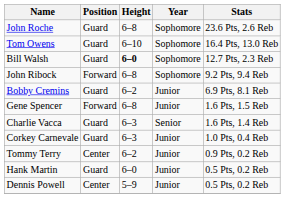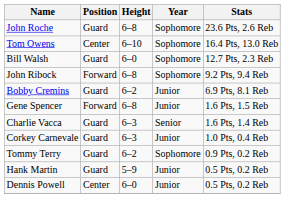(95, 43) Guard -> (96, 43) Center
(129, 59) bold -> (129, 59) normal
(96, 153) Center -> (95, 153) Guard
(167, 153) Junior -> (178, 153) Sophomore
(129, 169) 6–0 -> (129, 169) 5–9
(129, 185) 5–9 -> (129, 185) 6–0
